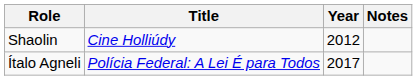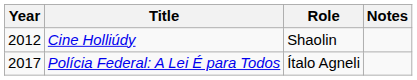columns swapped: (343, 16) <-> (44, 16)
